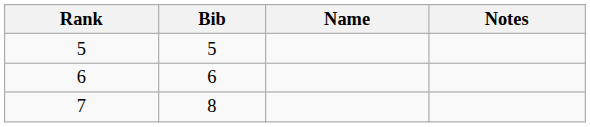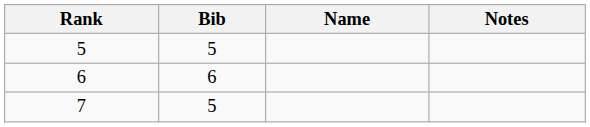(212, 106) 8 -> (212, 106) 5
